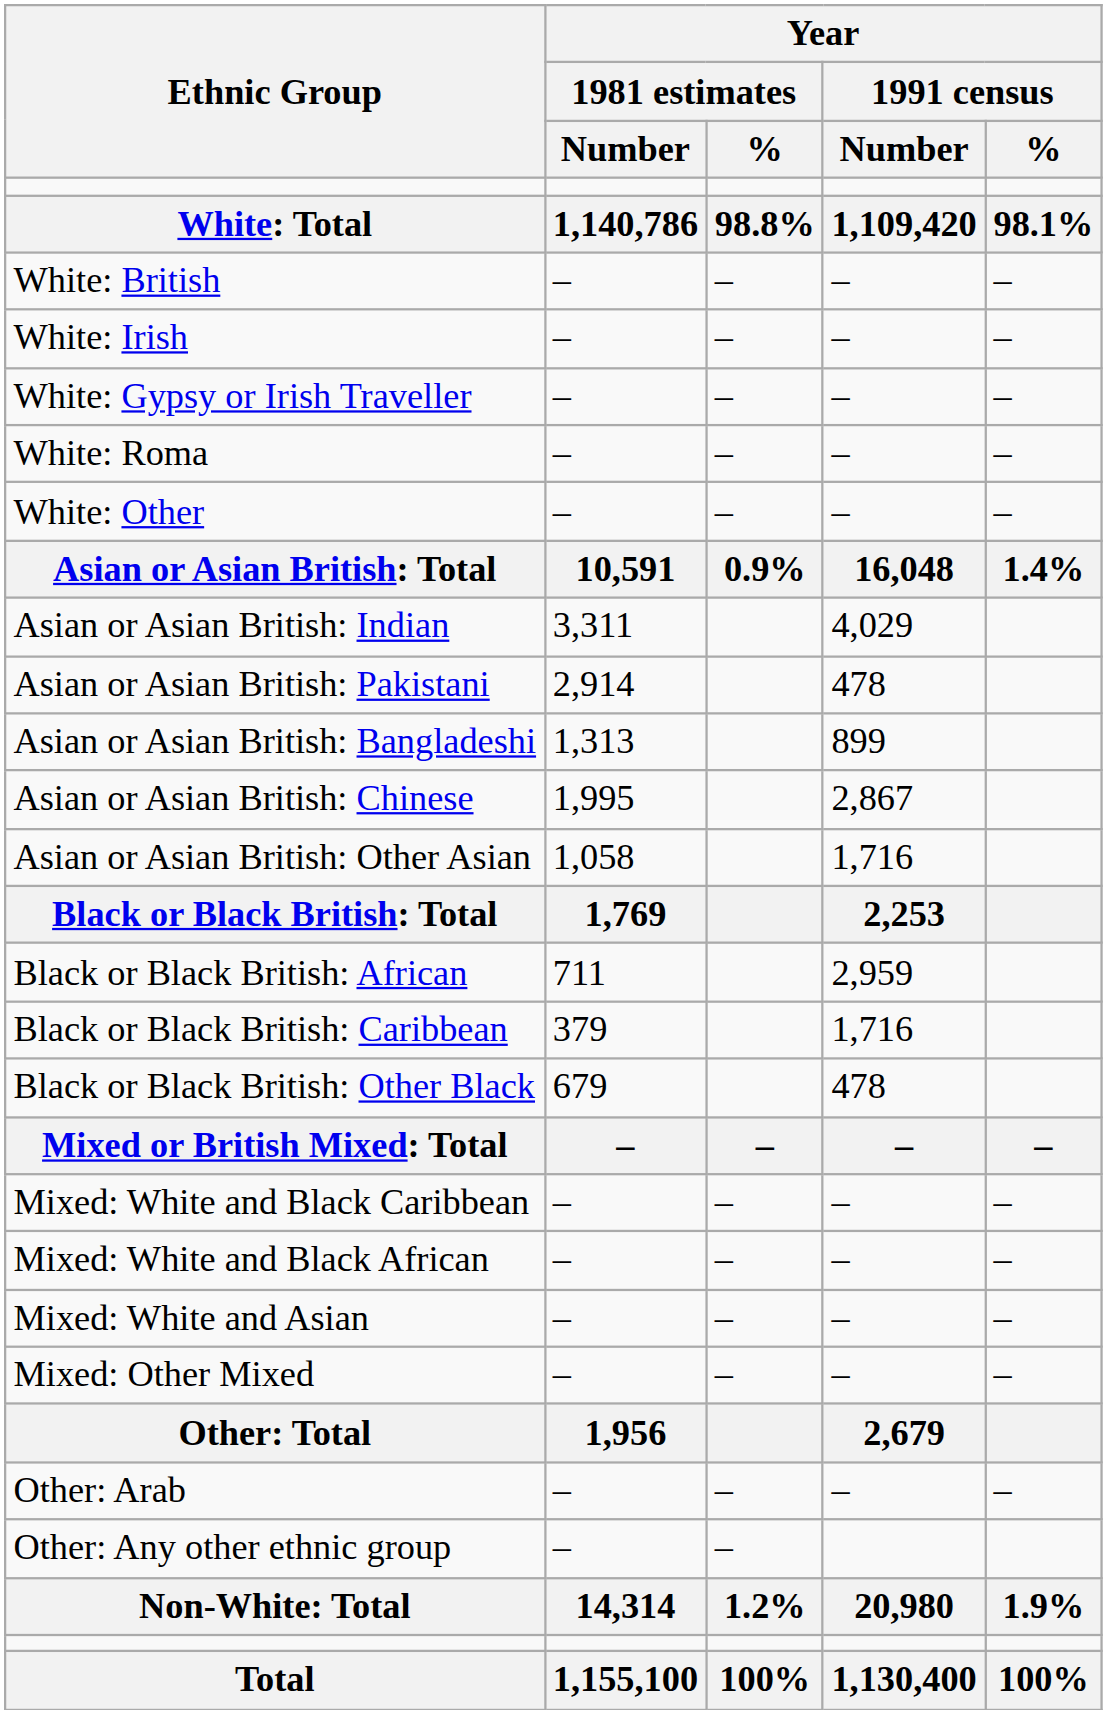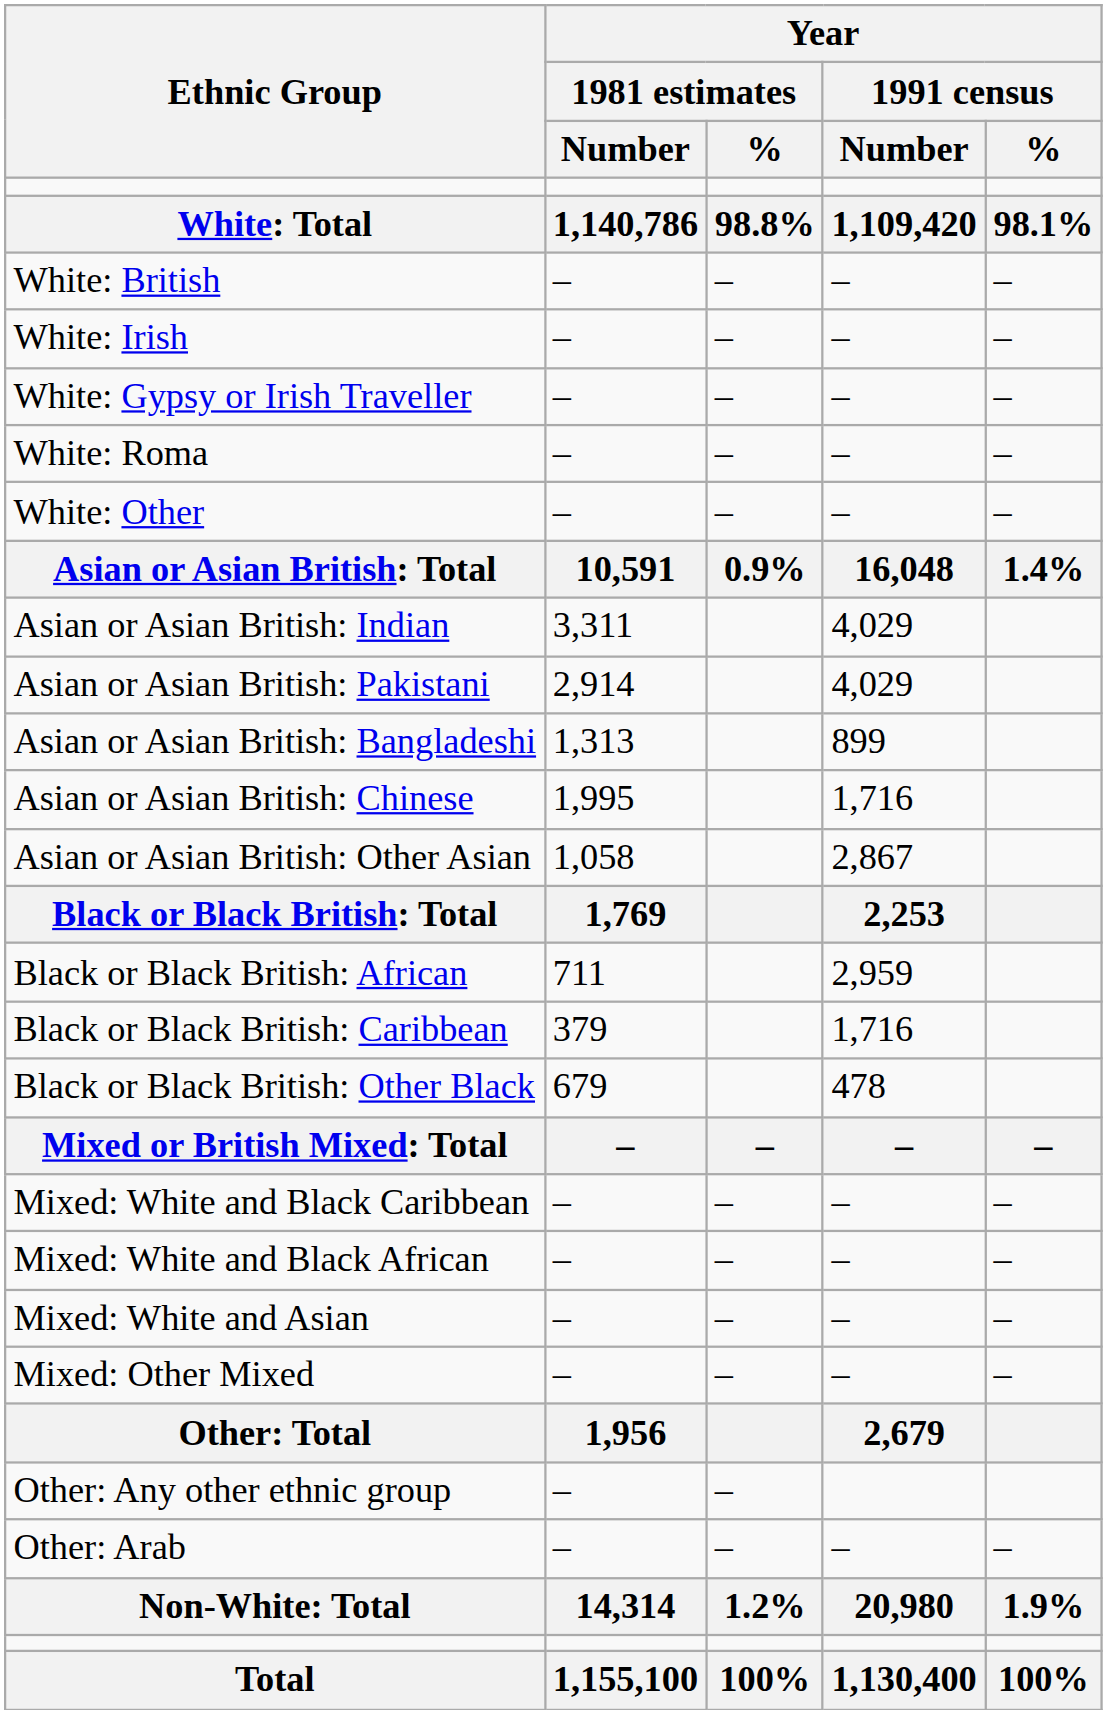(859, 683) 478 -> (872, 683) 4,029
(872, 798) 2,867 -> (872, 798) 1,716
(872, 856) 1,716 -> (872, 856) 2,867
rows swapped: (100, 1490) <-> (232, 1547)
